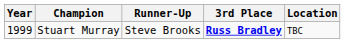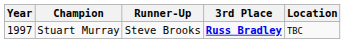(20, 30) 1999 -> (20, 30) 1997
